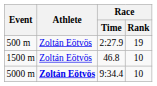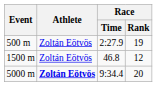(138, 58) 10 -> (138, 58) 12
(138, 74) 10 -> (138, 74) 20
